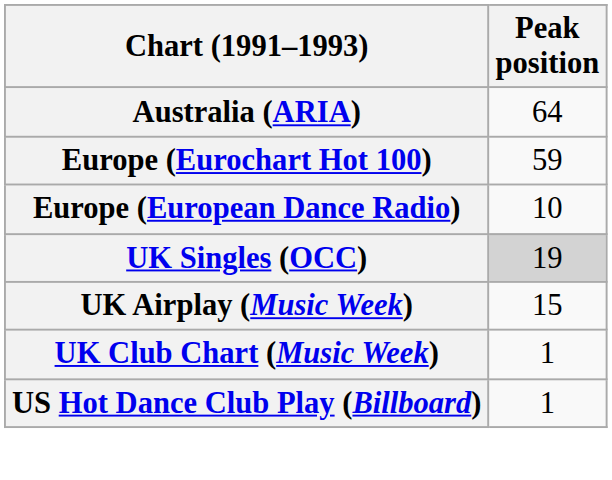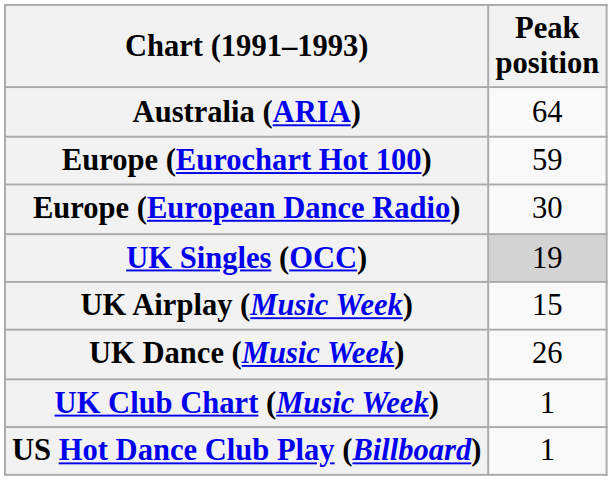(547, 208) 10 -> (547, 208) 30
+ row: (247, 353)
